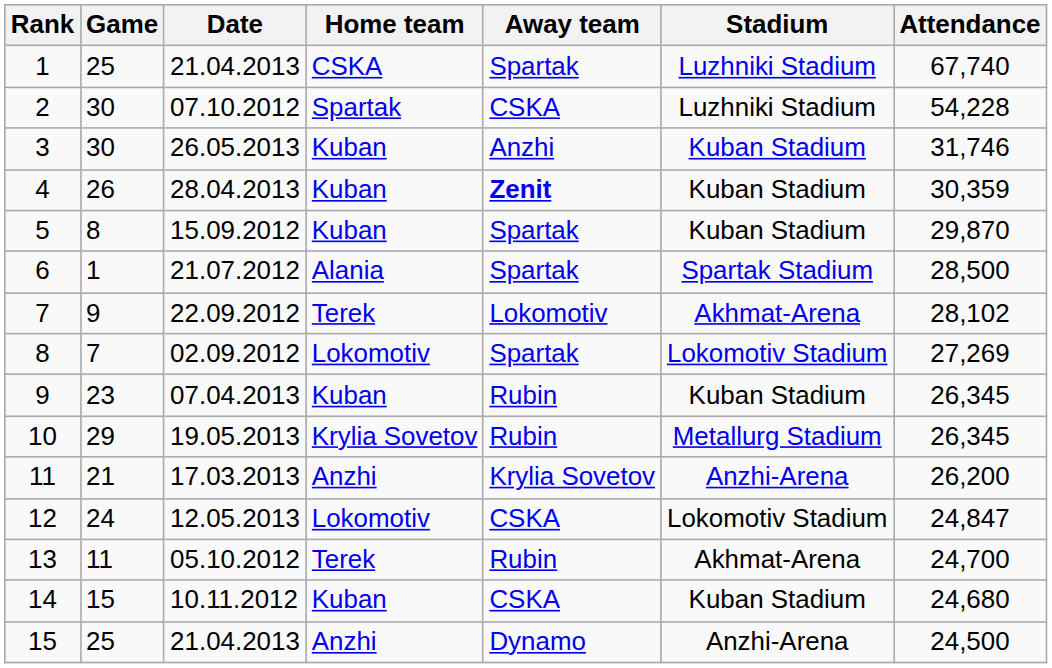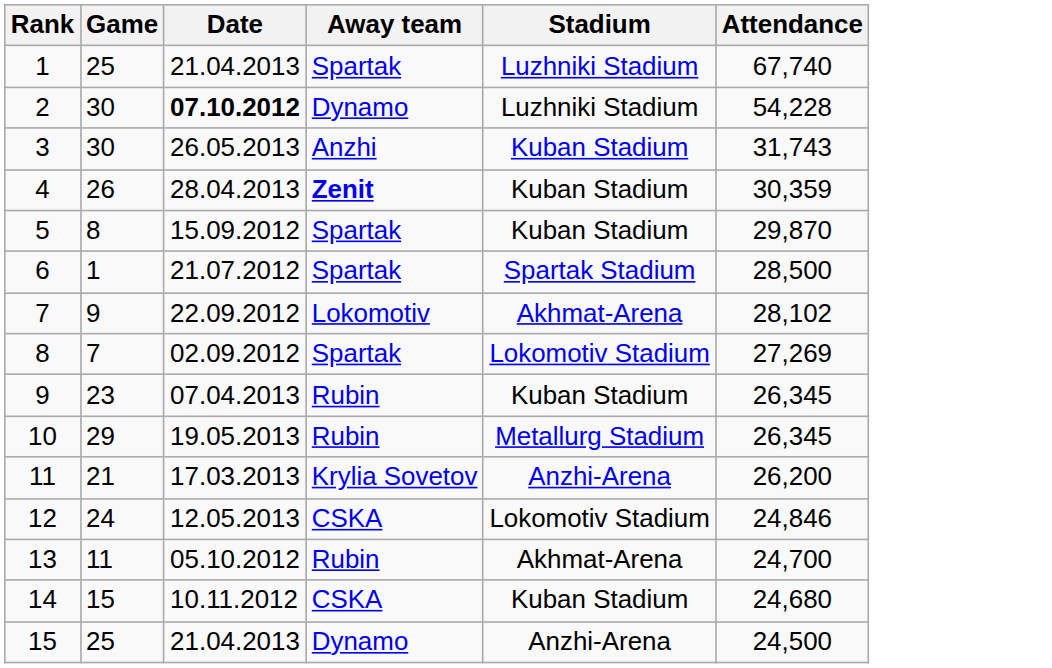- column: (395, 25)
(235, 107) normal -> (235, 107) bold
(525, 107) CSKA -> (360, 107) Dynamo
(970, 148) 31,746 -> (792, 148) 31,743
(970, 518) 24,847 -> (792, 518) 24,846
